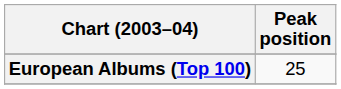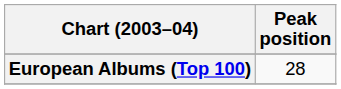(295, 68) 25 -> (295, 68) 28
